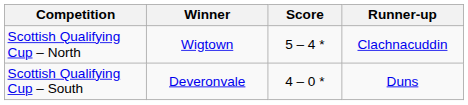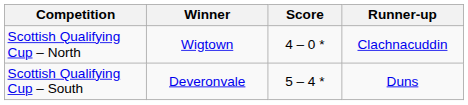(305, 44) 5 – 4 * -> (305, 44) 4 – 0 *
(305, 81) 4 – 0 * -> (305, 81) 5 – 4 *
